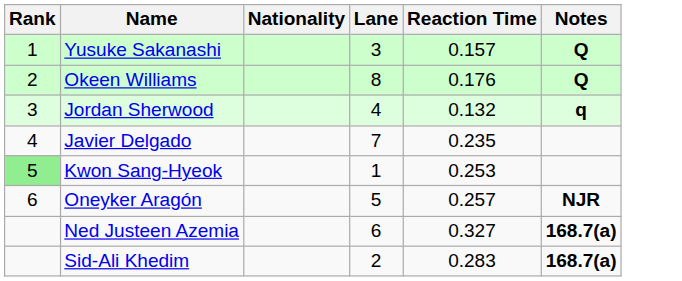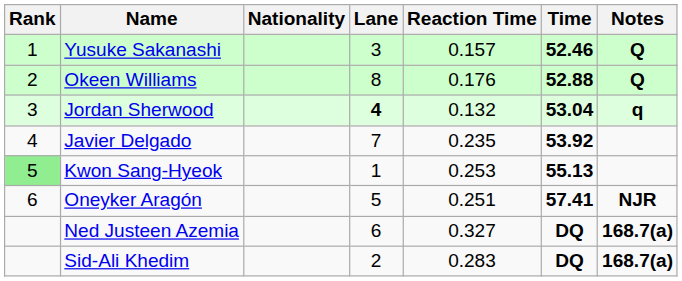+ column: (569, 19)
(376, 110) normal -> (376, 110) bold
(472, 200) 0.257 -> (472, 200) 0.251
